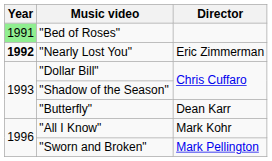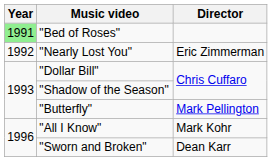(20, 52) bold -> (20, 52) normal
(203, 109) Dean Karr -> (218, 109) Mark Pellington
(218, 147) Mark Pellington -> (203, 147) Dean Karr
